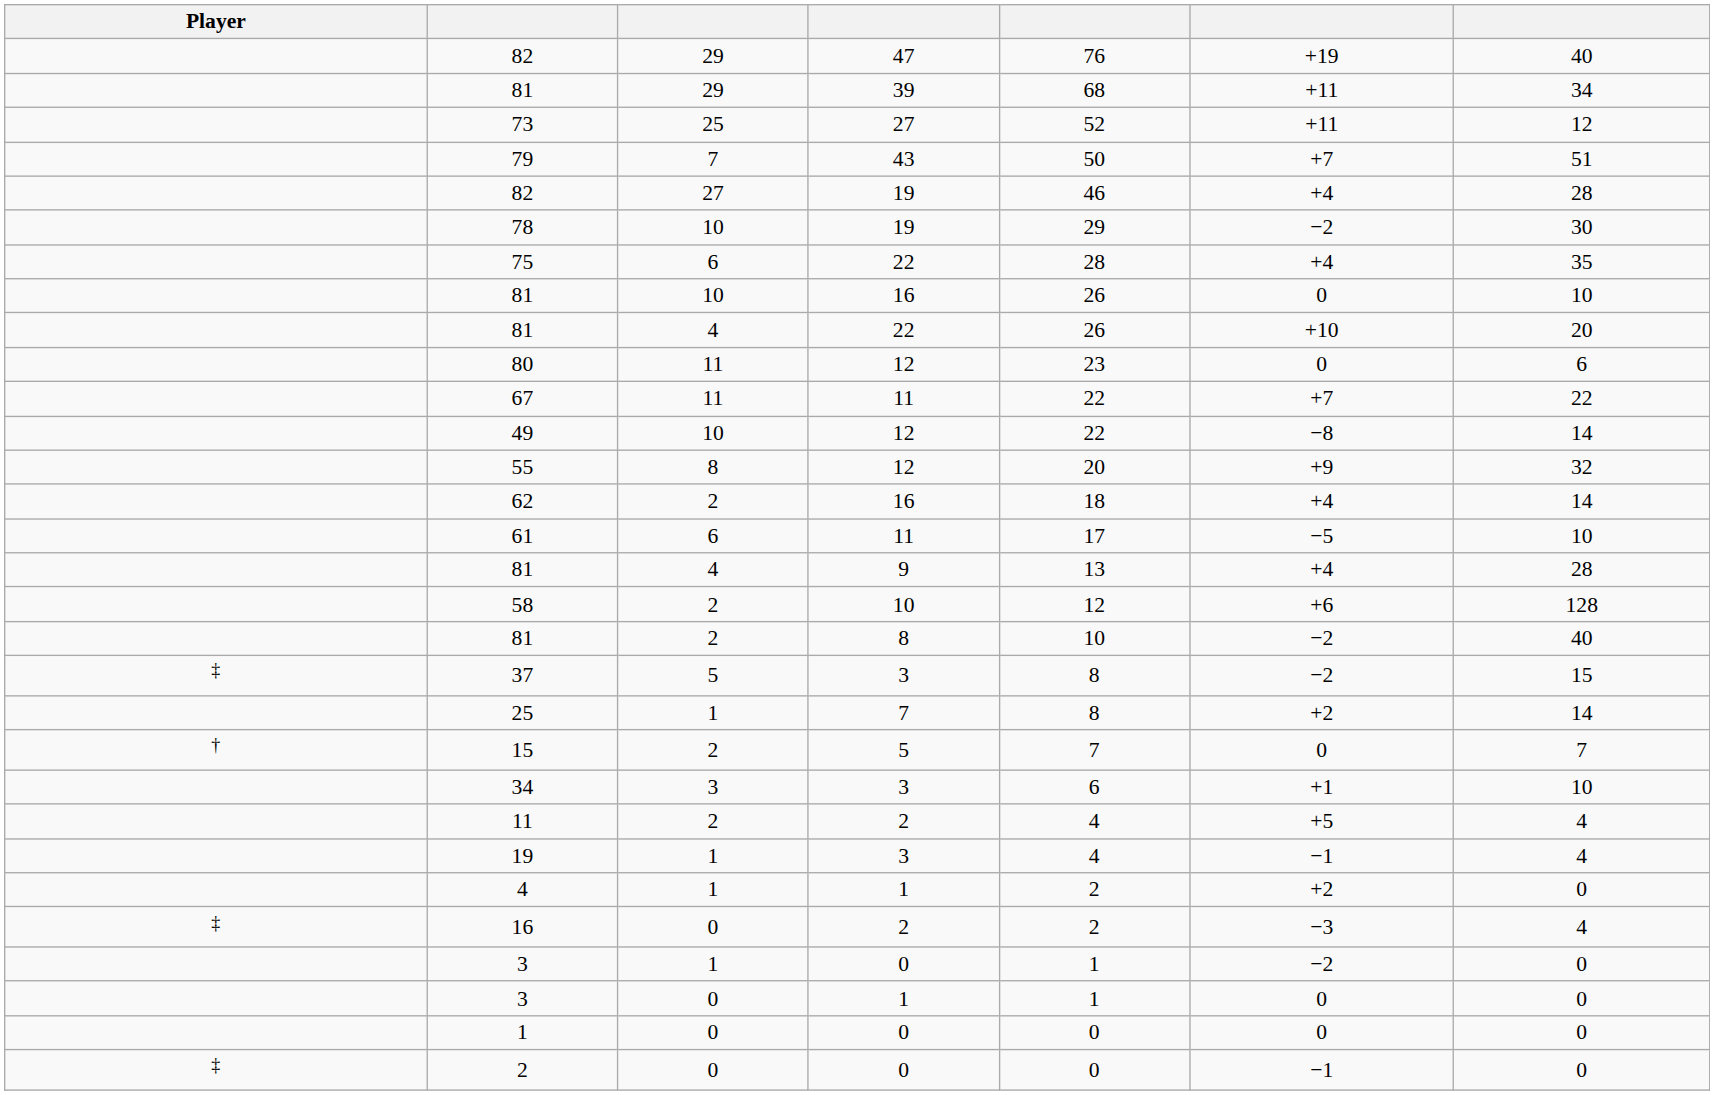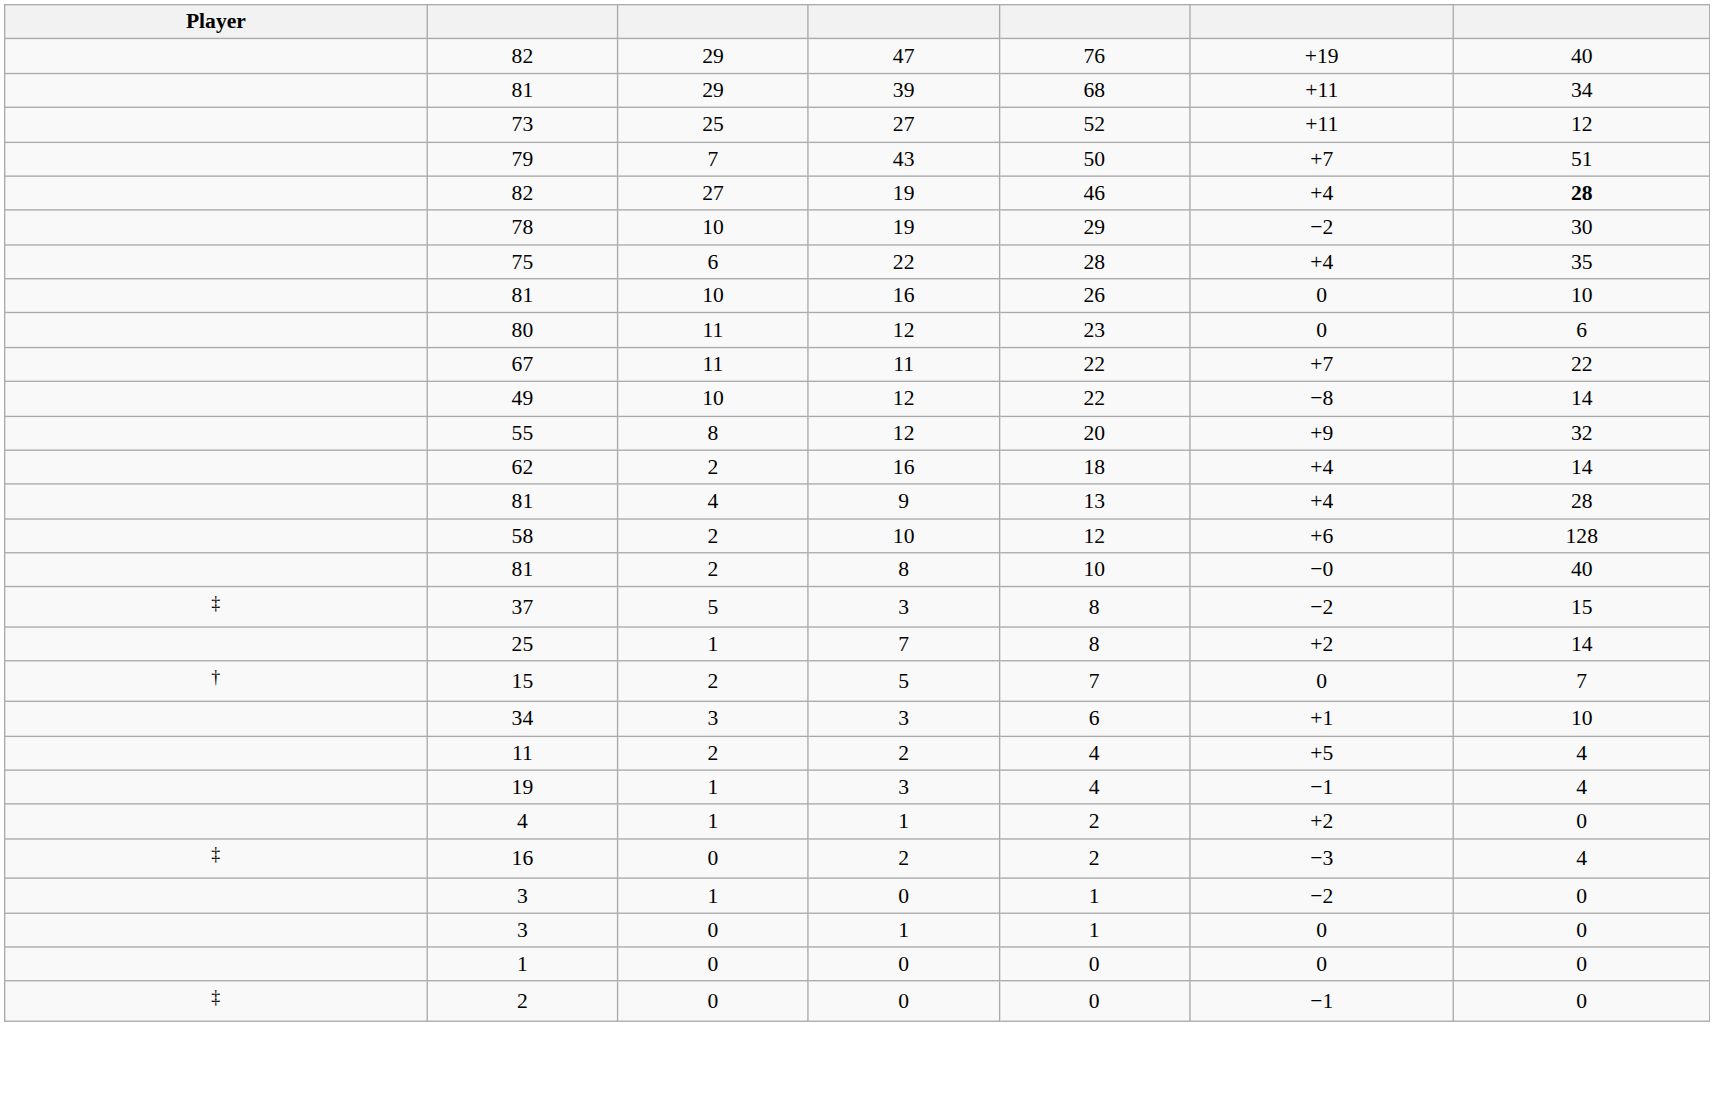(1582, 192) normal -> (1582, 192) bold
- row: (522, 329)
- row: (522, 535)
(1322, 638) −2 -> (1322, 569) −0
